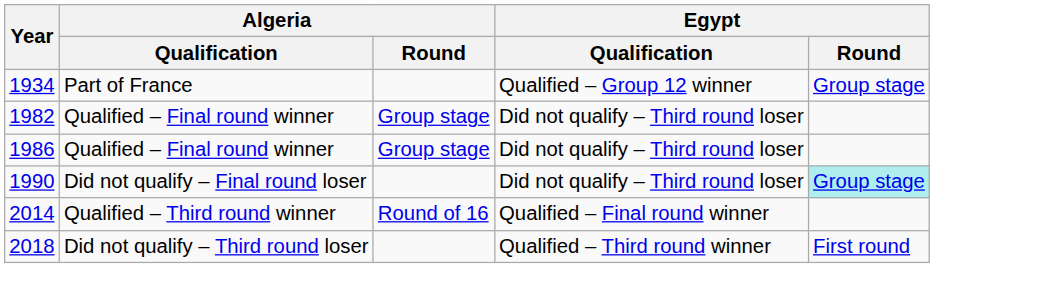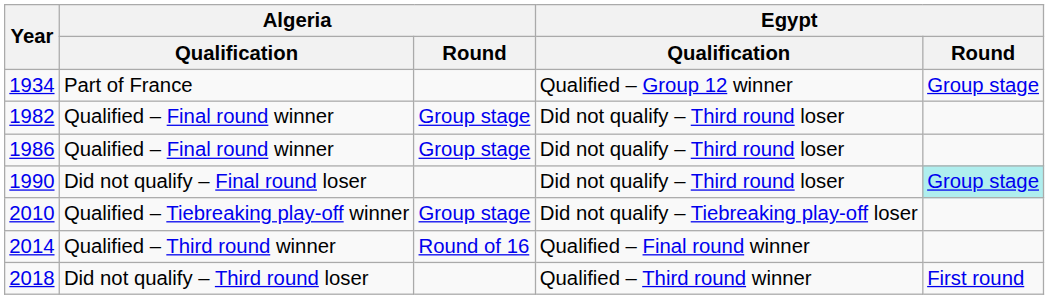+ row: (32, 213)
